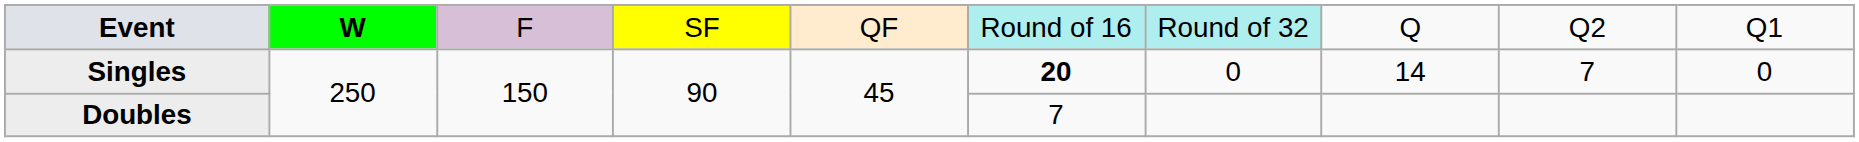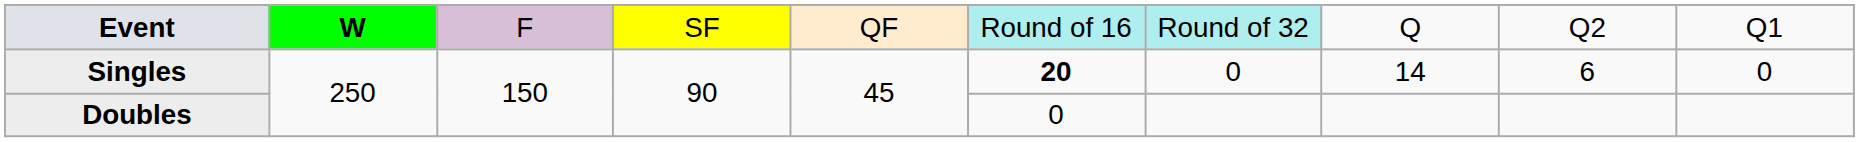(1587, 71) 7 -> (1587, 71) 6
(1056, 115) 7 -> (1056, 115) 0
